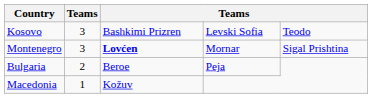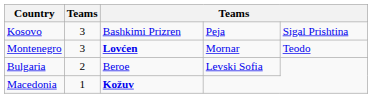(234, 31) Levski Sofia -> (215, 31) Peja
(297, 31) Teodo -> (315, 31) Sigal Prishtina
(315, 48) Sigal Prishtina -> (297, 48) Teodo
(215, 66) Peja -> (234, 66) Levski Sofia
(118, 84) normal -> (118, 84) bold
